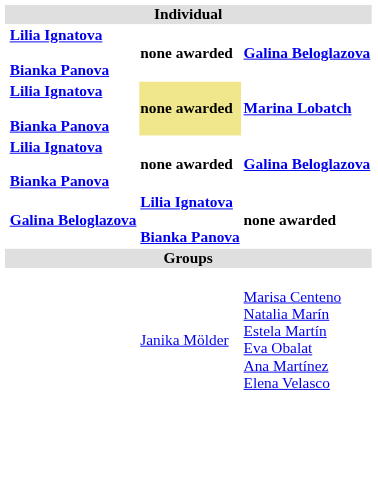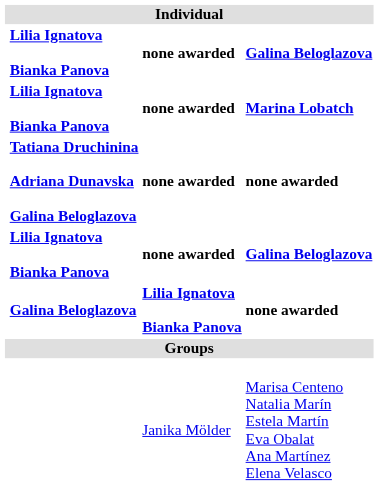(187, 108) khaki background -> (189, 108) no background
+ row: (74, 181)
